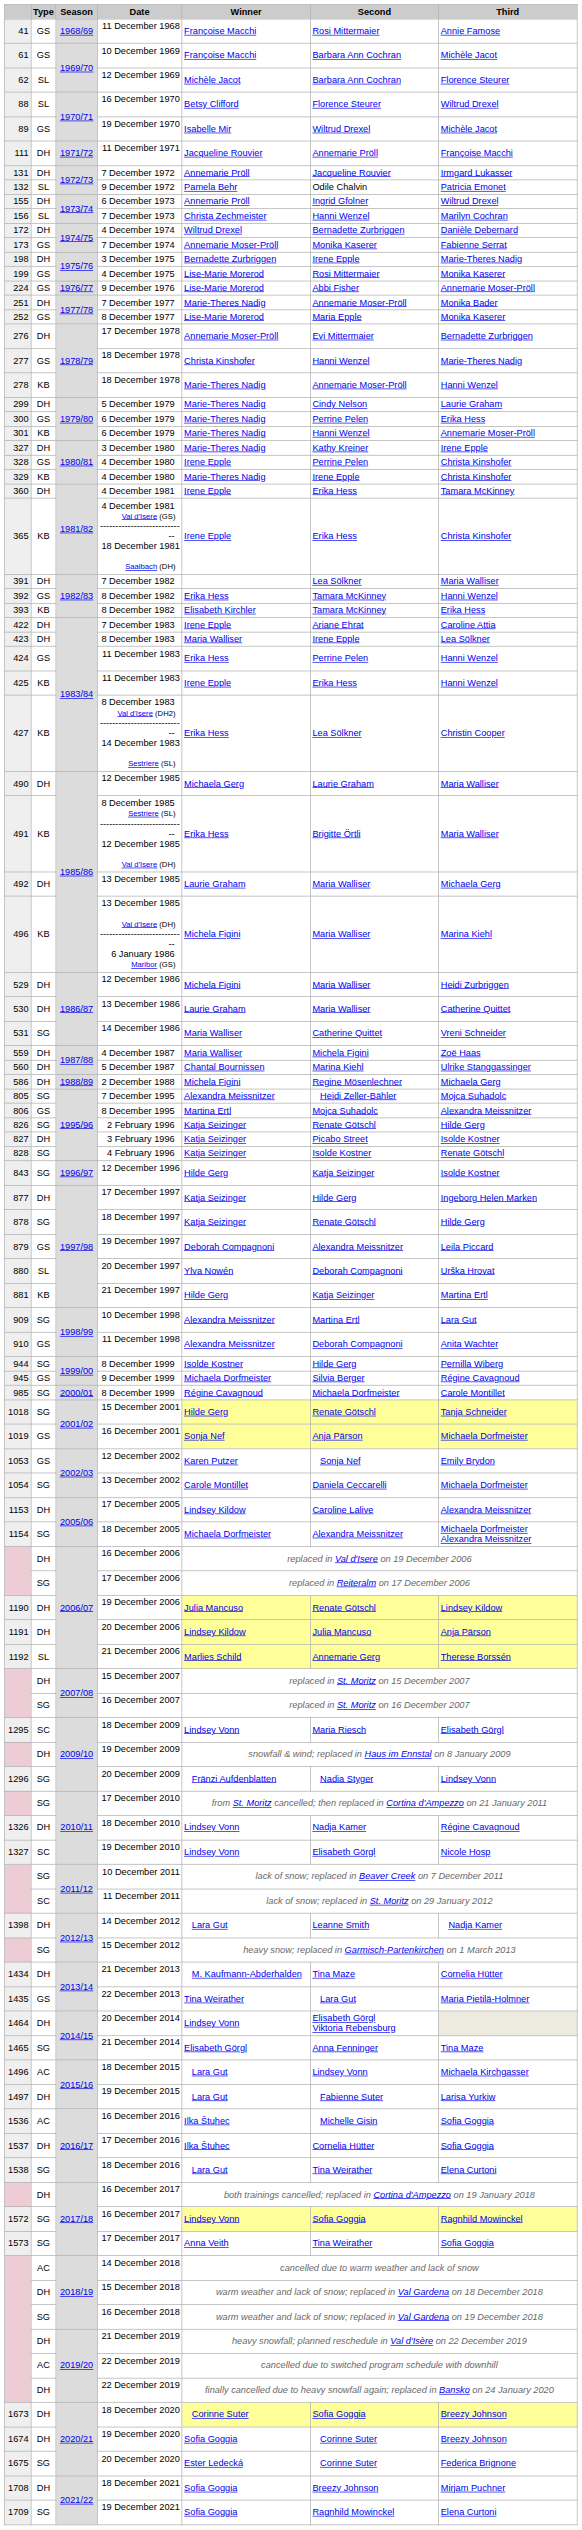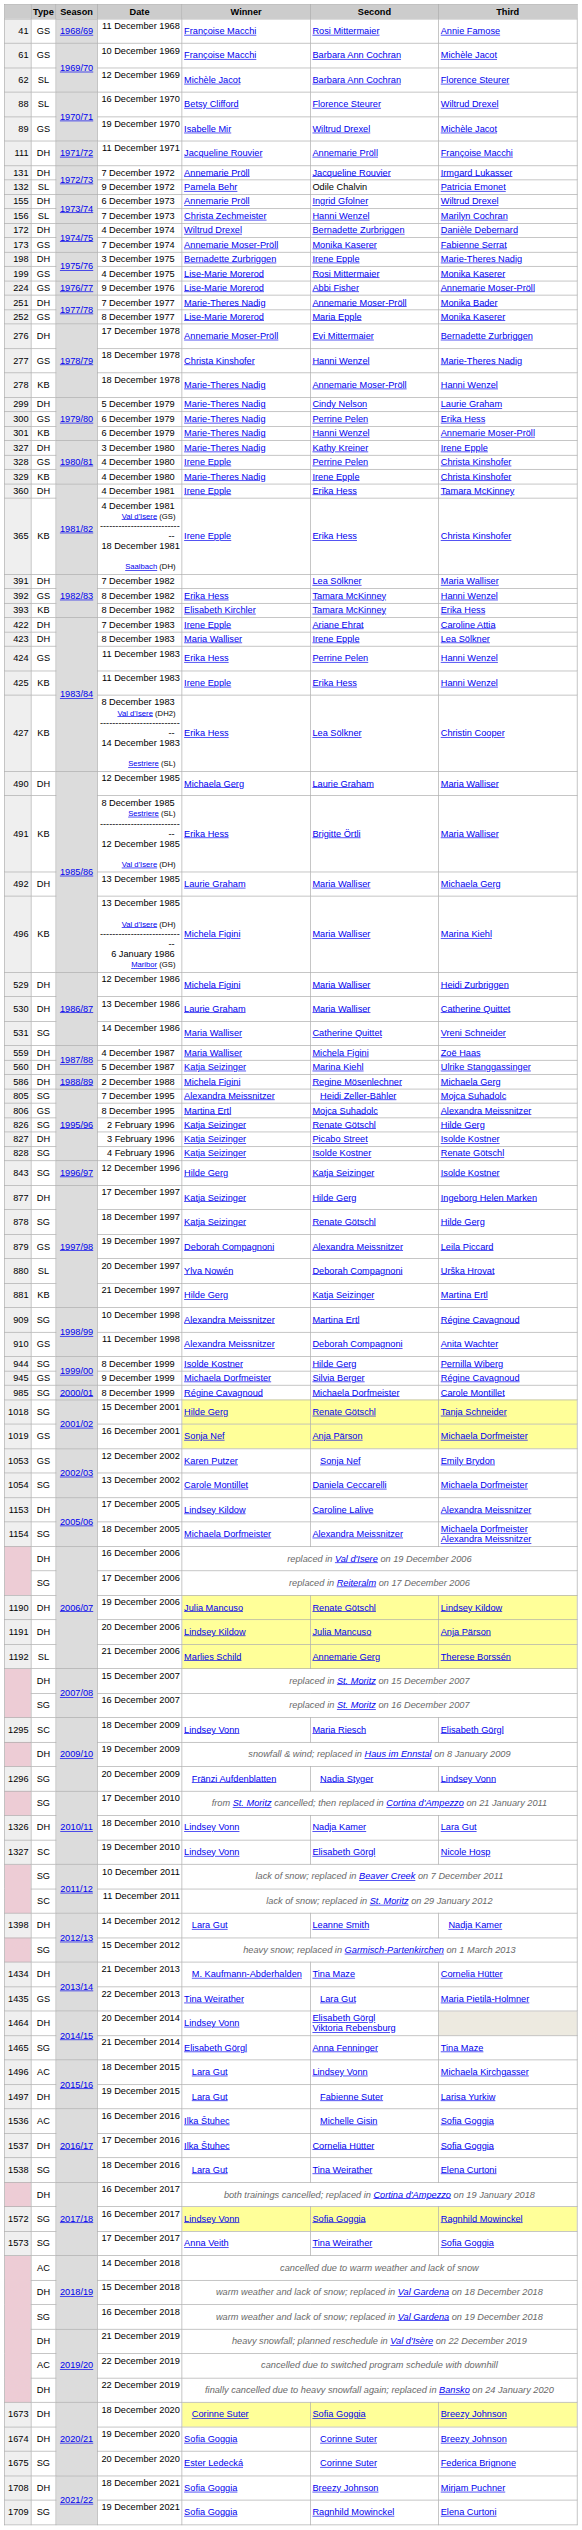(224, 1067) Chantal Bournissen -> (215, 1067) Katja Seizinger
(459, 1319) Lara Gut -> (480, 1319) Régine Cavagnoud
(480, 1827) Régine Cavagnoud -> (459, 1827) Lara Gut
